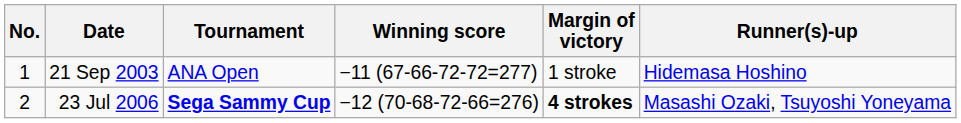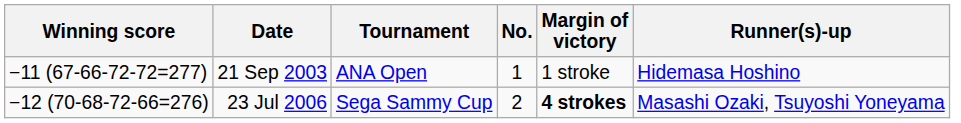columns swapped: (25, 31) <-> (439, 31)
(249, 103) bold -> (414, 103) normal
